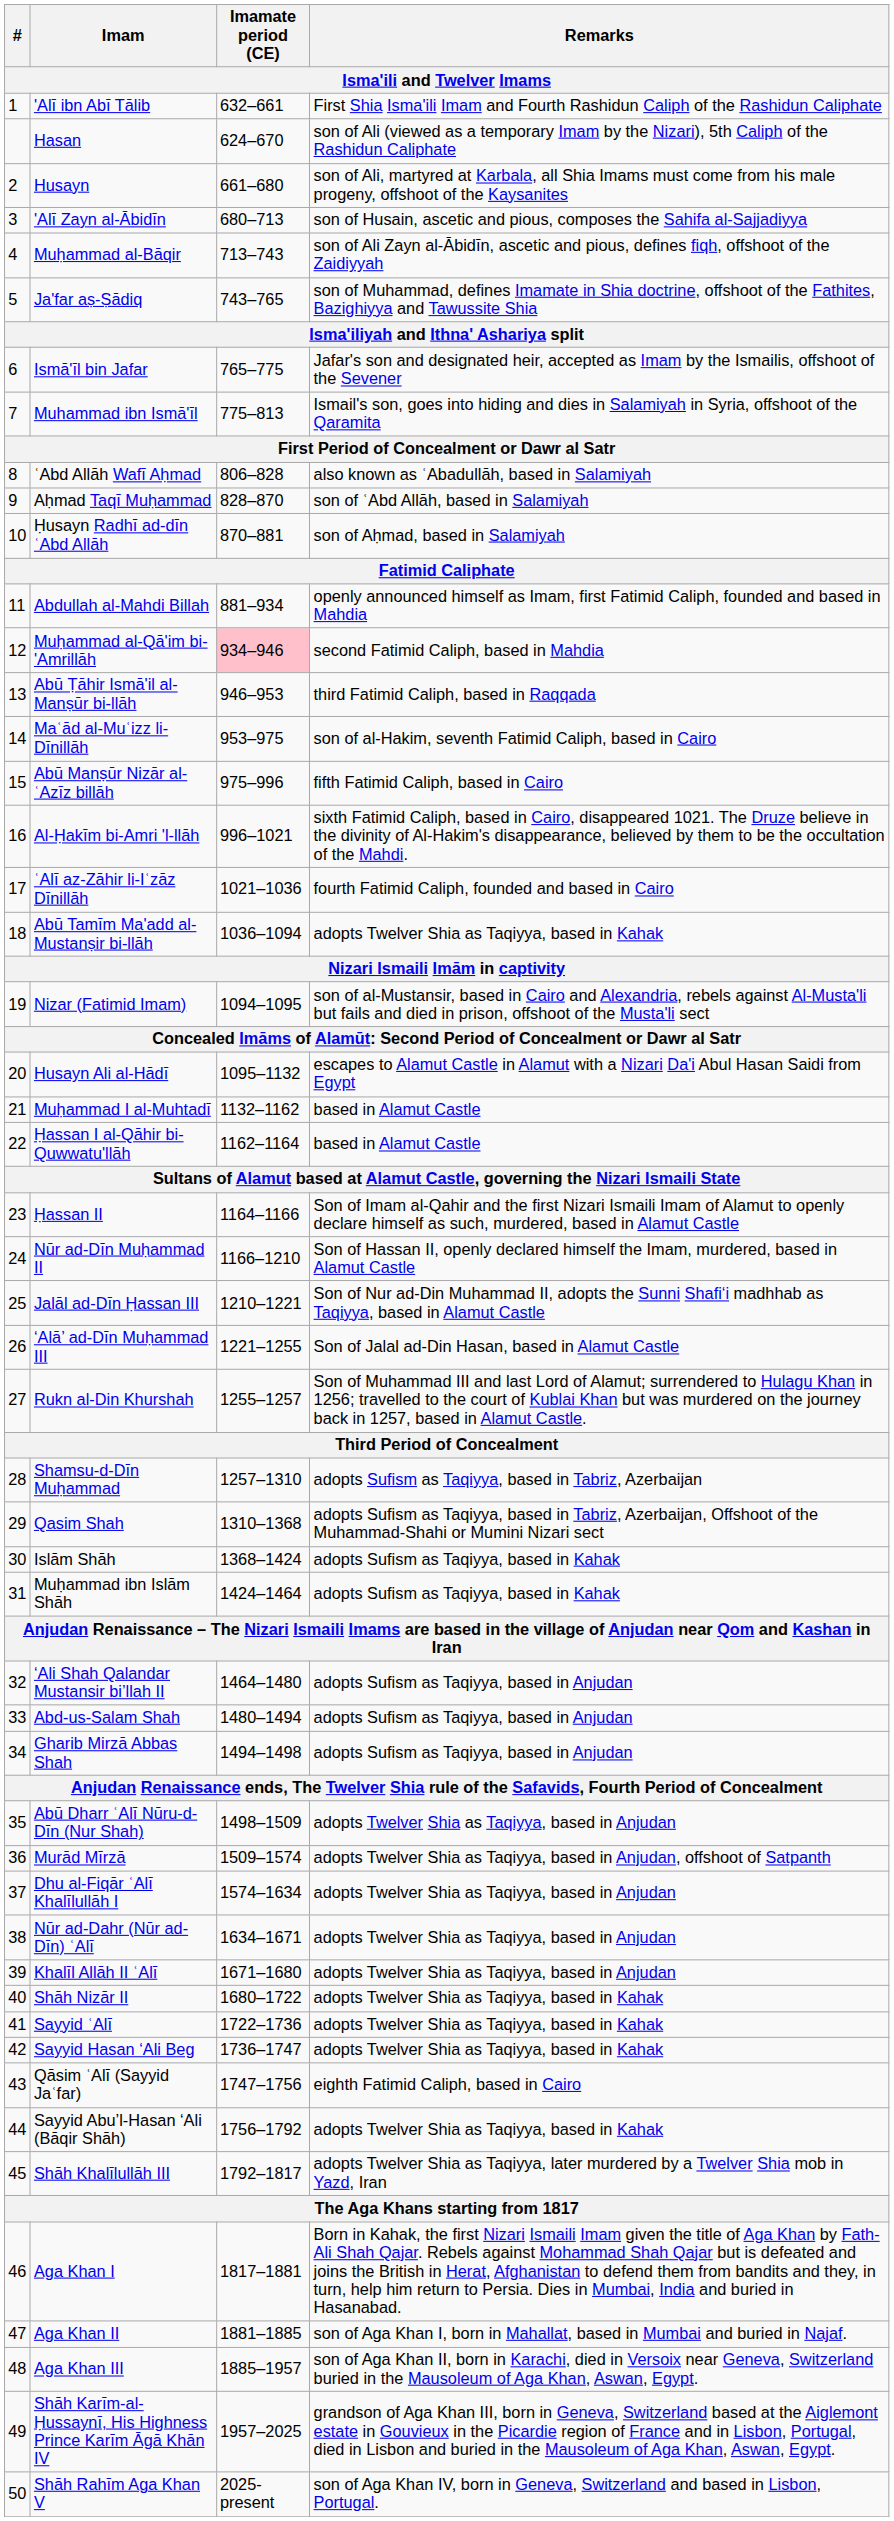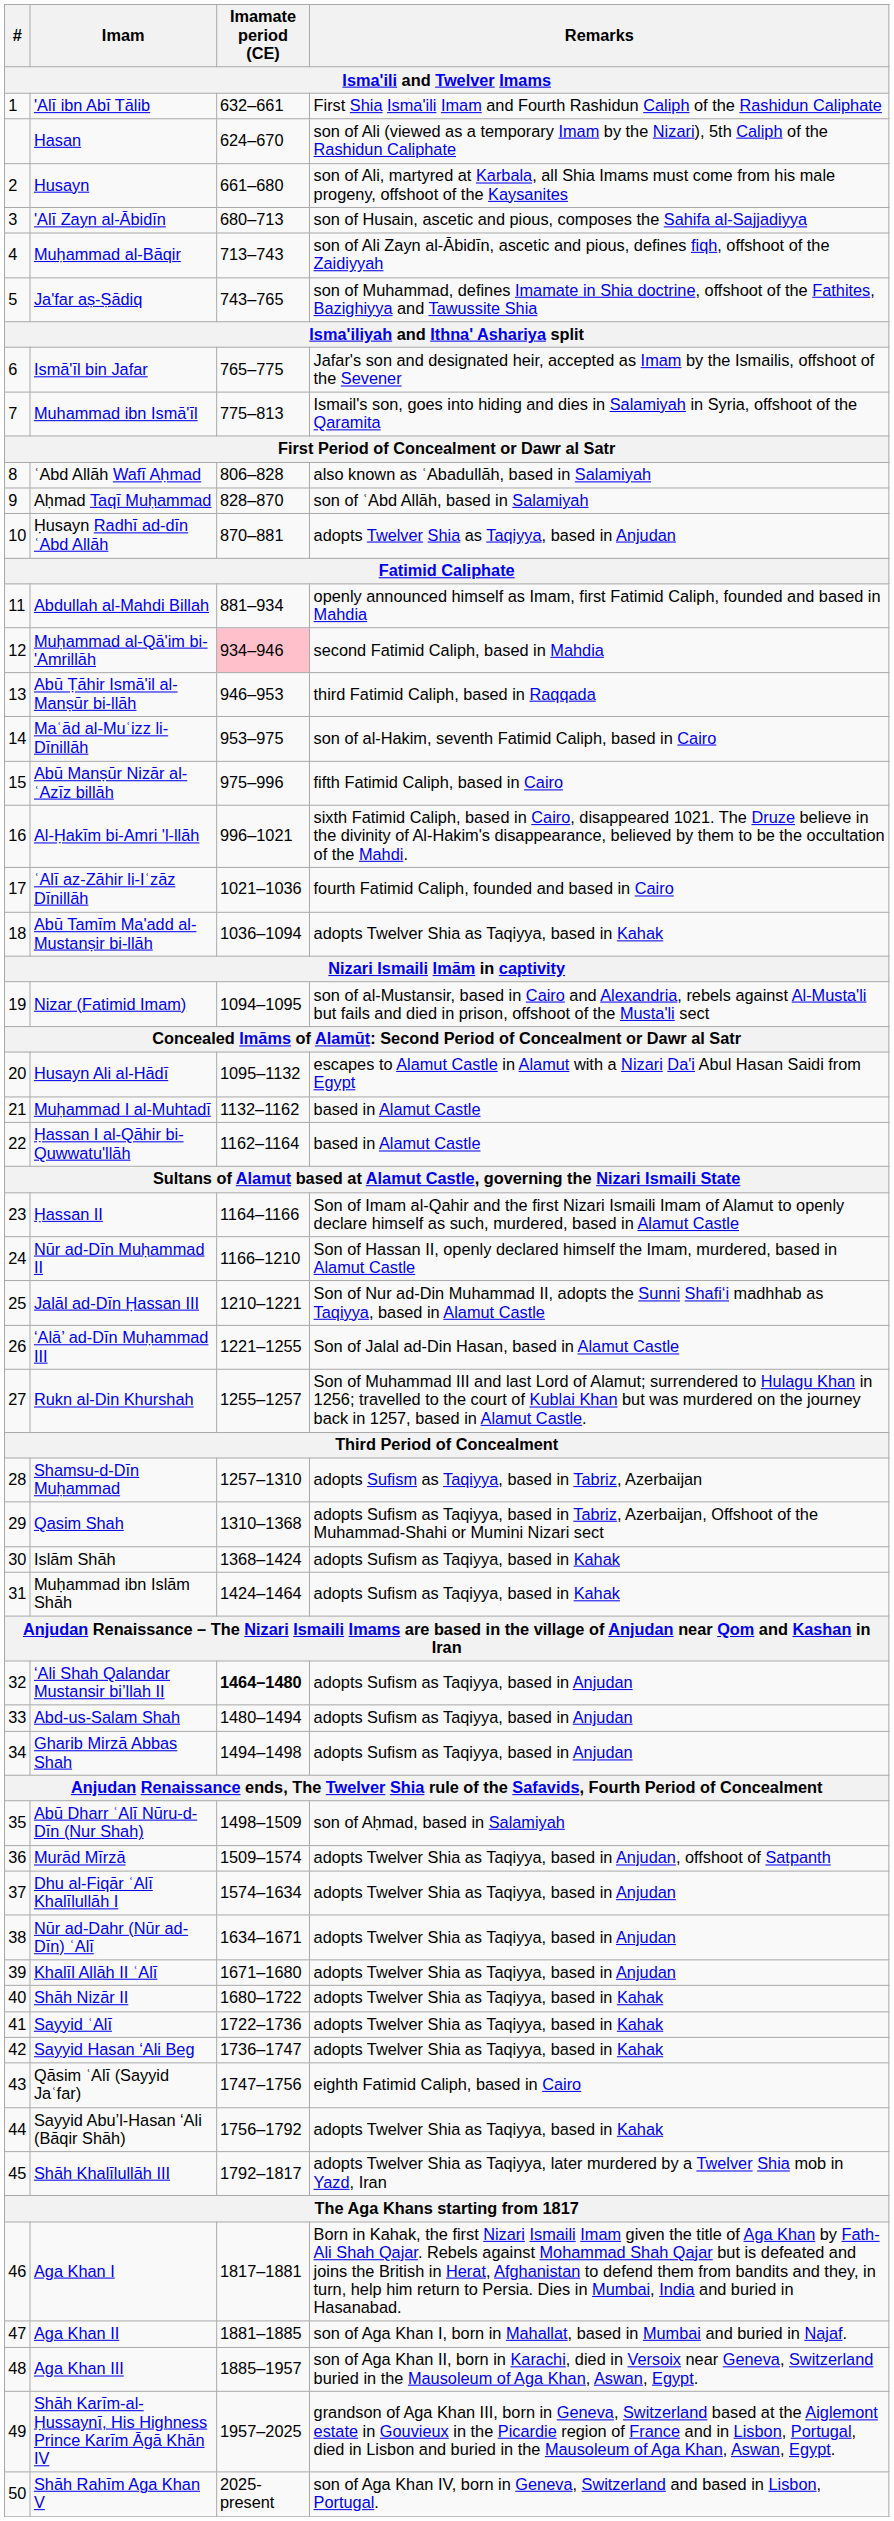(439, 535) son of Aḥmad, based in Salamiyah -> (495, 535) adopts Twelver Shia as Taqiyya, based in Anjudan
(261, 1682) normal -> (261, 1682) bold
(495, 1823) adopts Twelver Shia as Taqiyya, based in Anjudan -> (439, 1823) son of Aḥmad, based in Salamiyah
